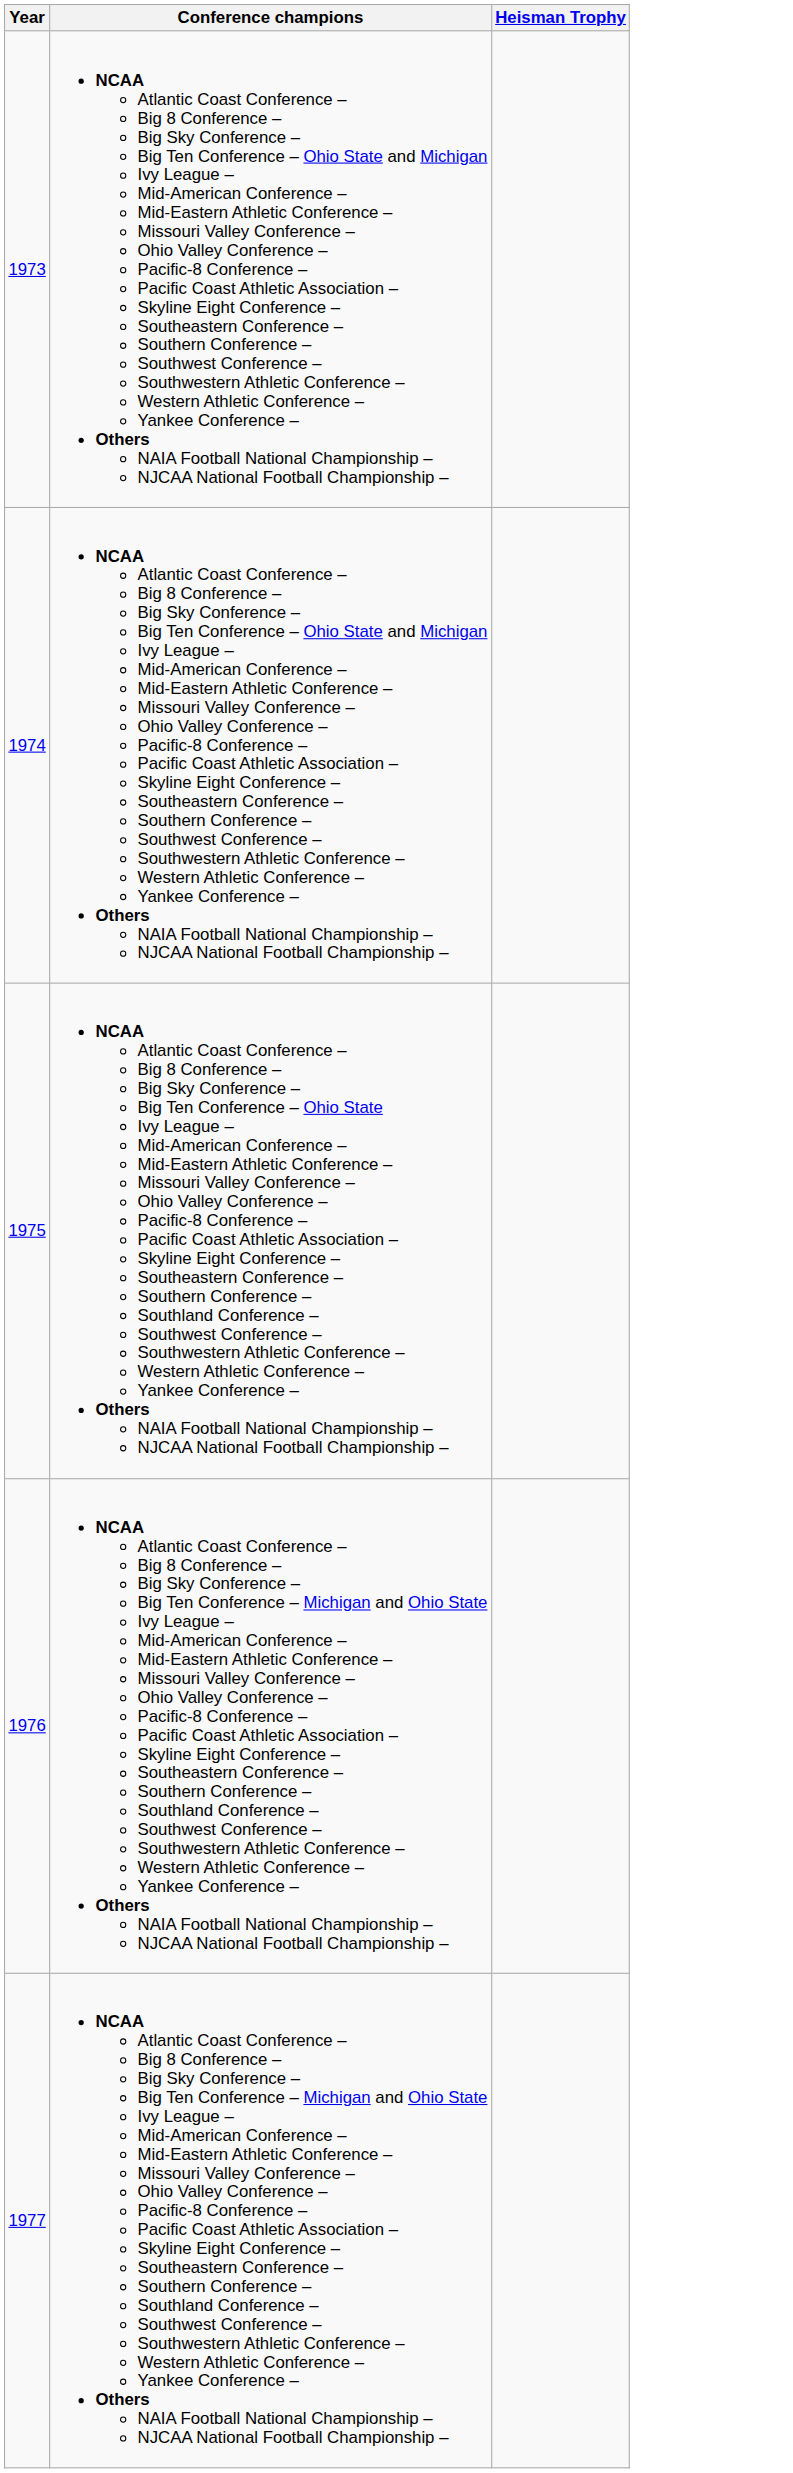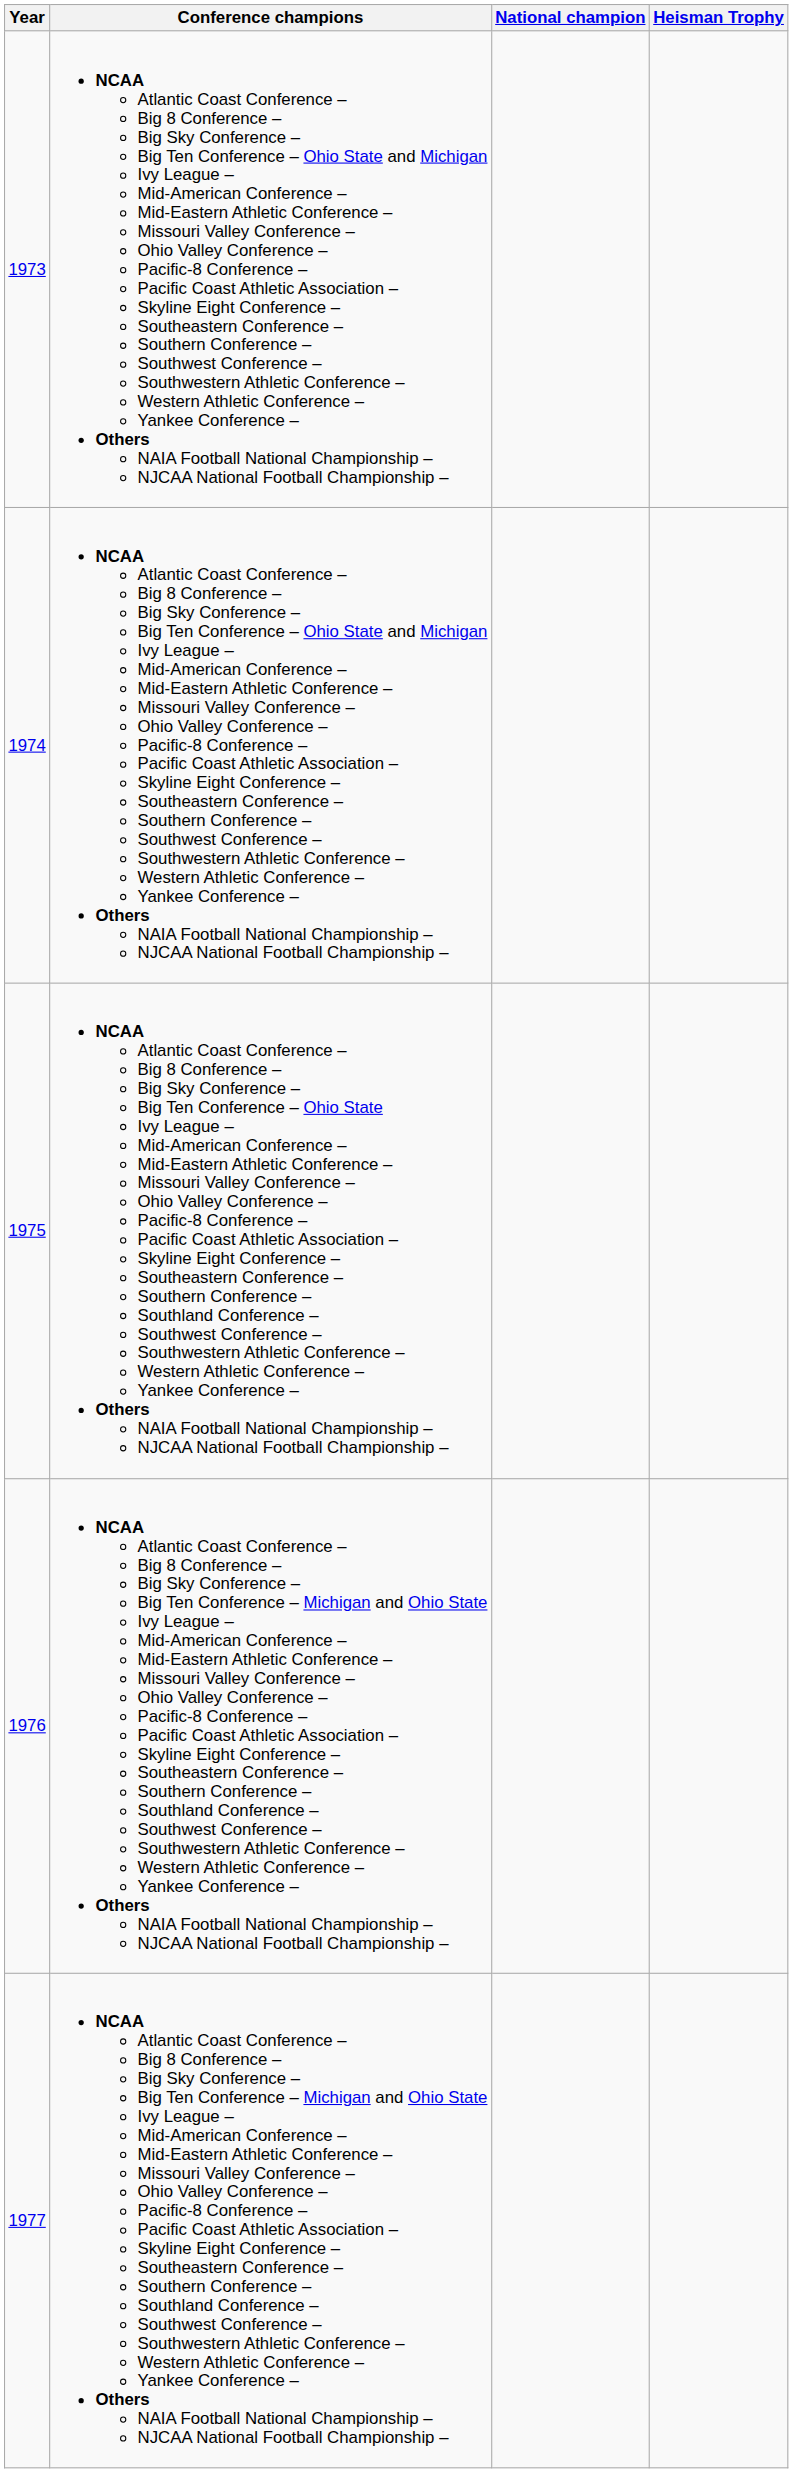+ column: (570, 17)
